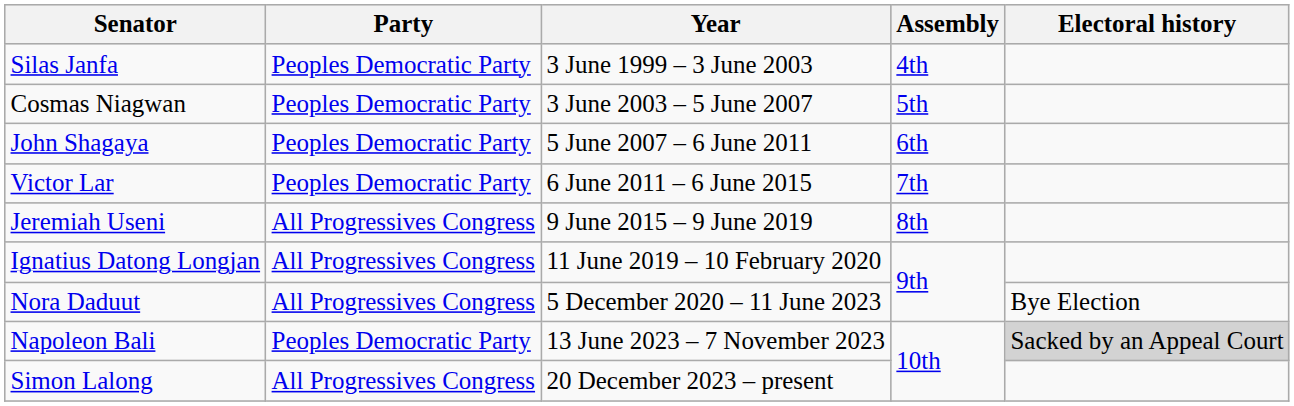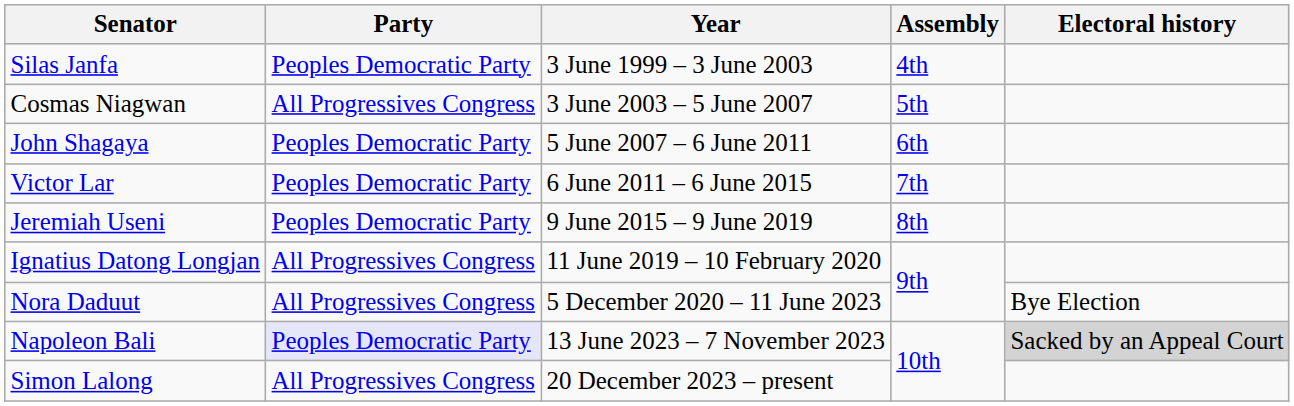(401, 103) Peoples Democratic Party -> (403, 103) All Progressives Congress
(403, 222) All Progressives Congress -> (401, 222) Peoples Democratic Party
(401, 340) no background -> (401, 340) lavender background
